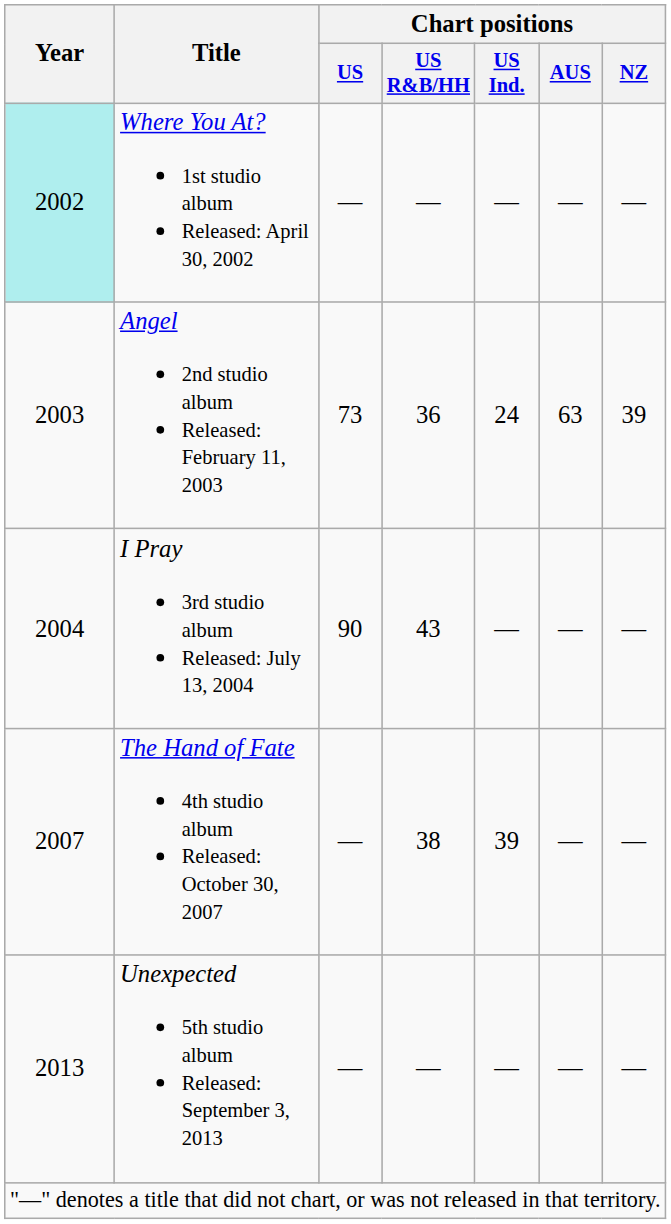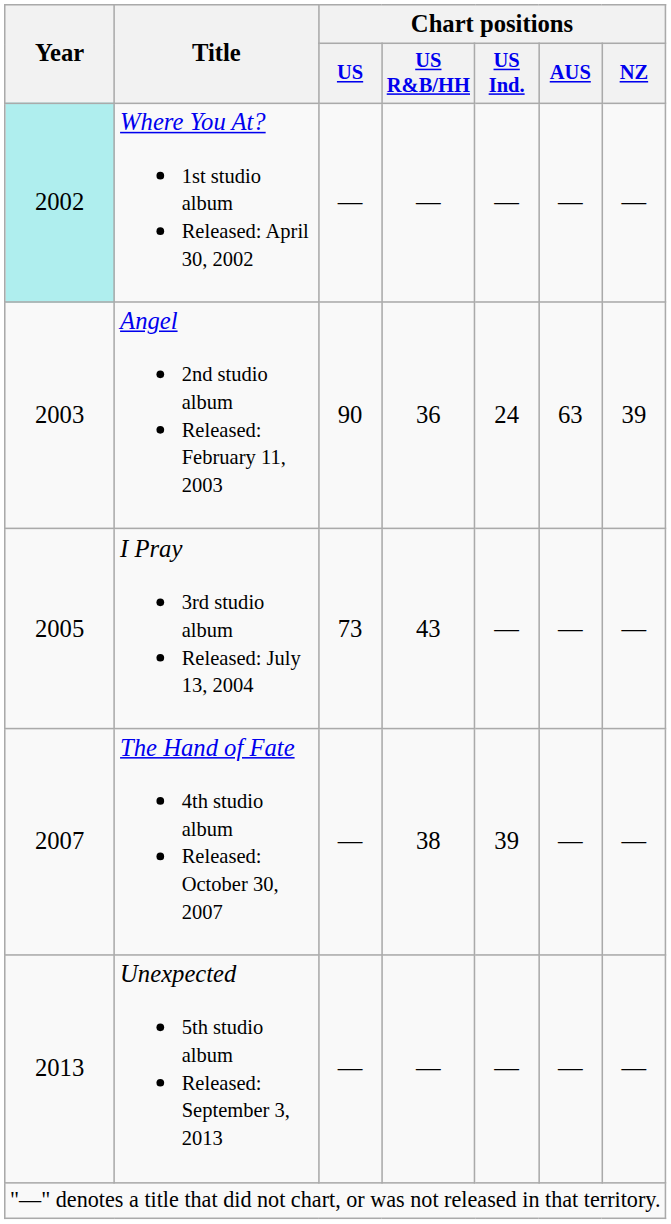(350, 415) 73 -> (350, 415) 90
(60, 628) 2004 -> (60, 628) 2005
(350, 628) 90 -> (350, 628) 73
